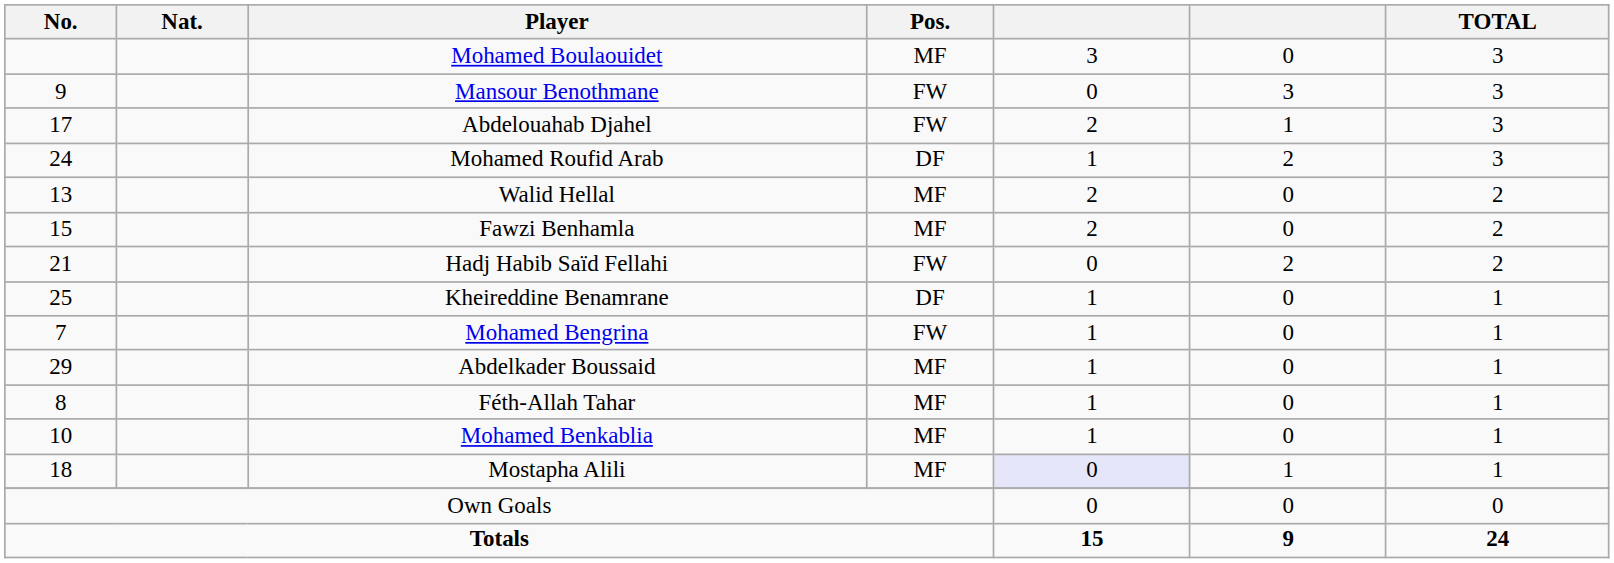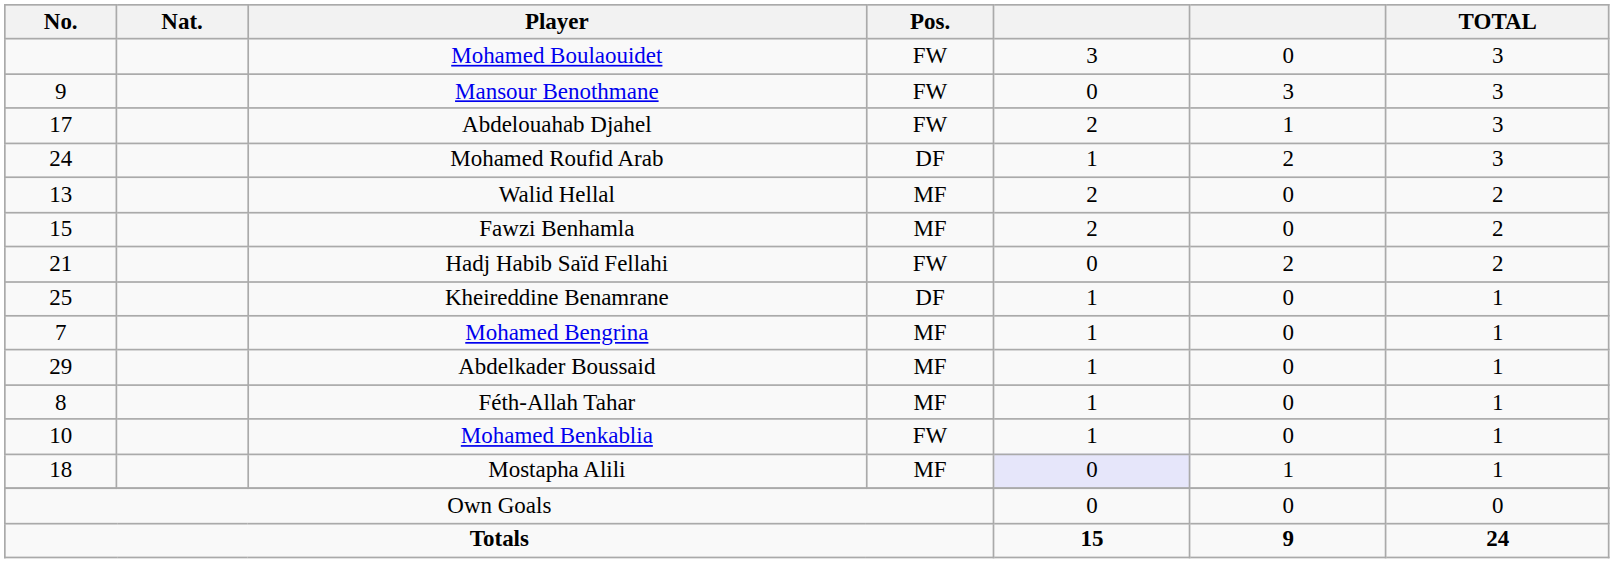(930, 55) MF -> (930, 55) FW
(930, 332) FW -> (930, 332) MF
(930, 435) MF -> (930, 435) FW
